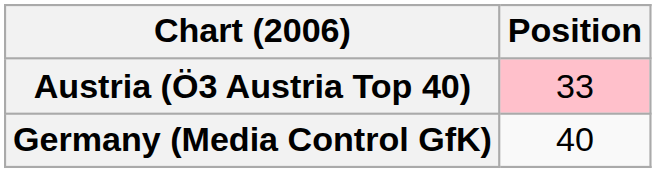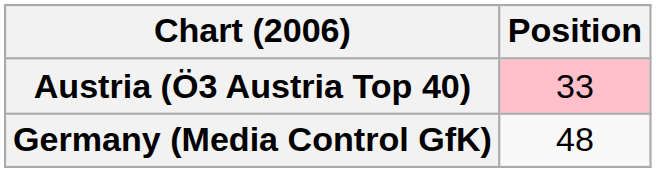(575, 139) 40 -> (575, 139) 48
